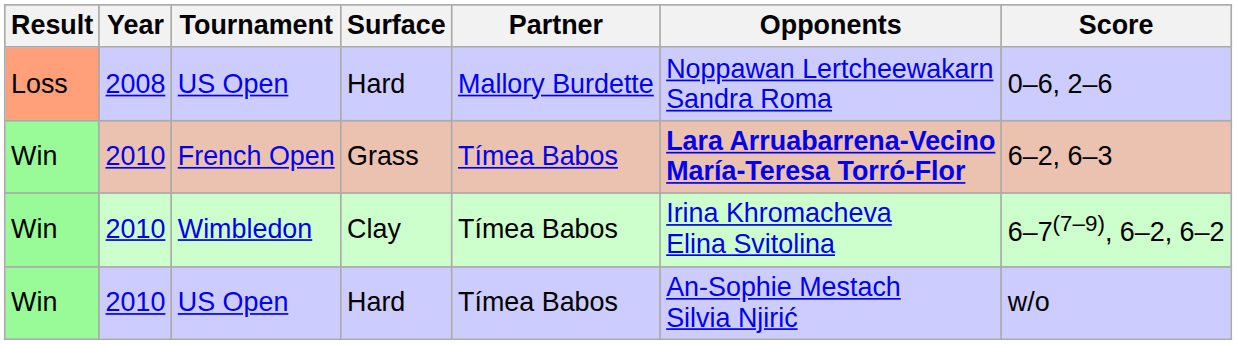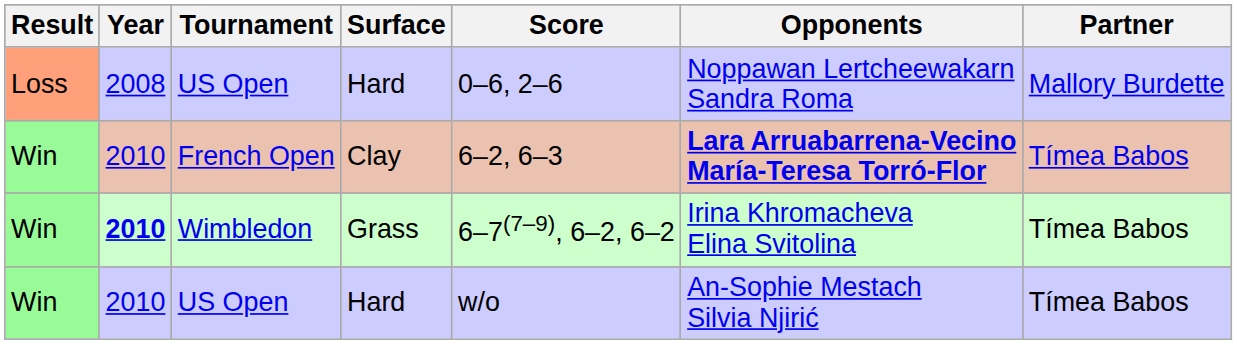columns swapped: (556, 25) <-> (1116, 25)
(383, 156) Grass -> (374, 156) Clay
(135, 229) normal -> (135, 229) bold
(374, 229) Clay -> (383, 229) Grass
